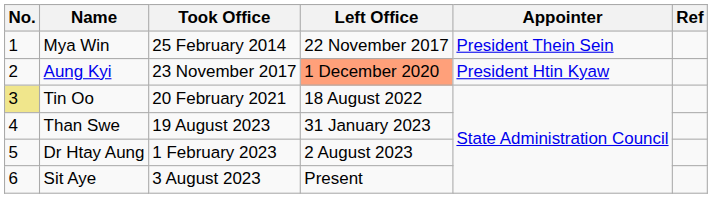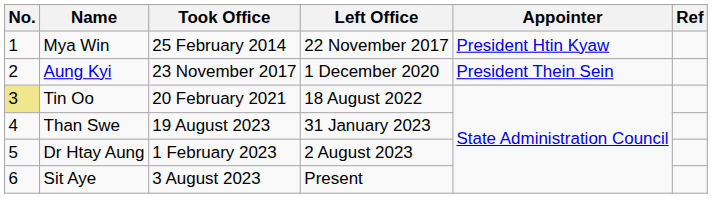(535, 44) President Thein Sein -> (533, 44) President Htin Kyaw
(372, 71) lightsalmon background -> (372, 71) no background
(533, 71) President Htin Kyaw -> (535, 71) President Thein Sein
